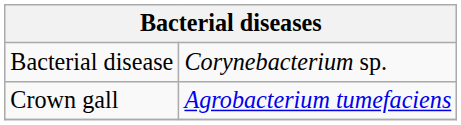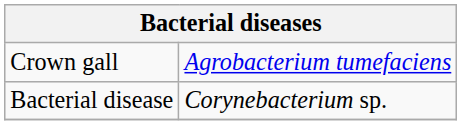rows swapped: (92, 61) <-> (64, 100)
